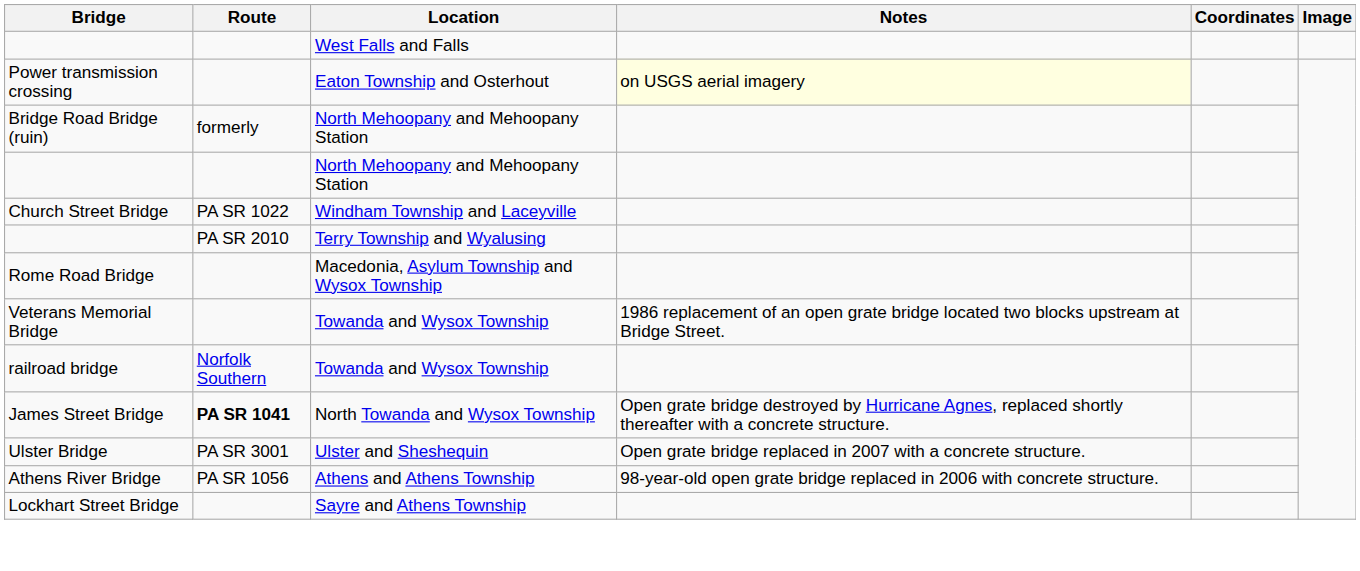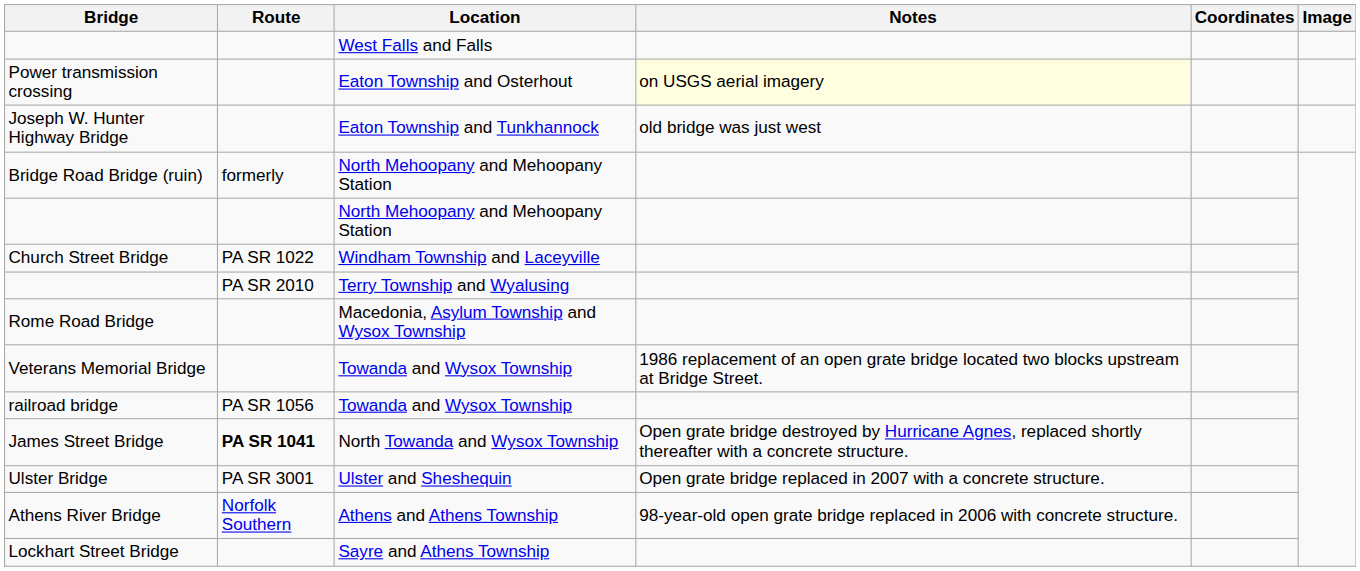+ row: (77, 128)
(232, 368) Norfolk Southern -> (268, 405) PA SR 1056
(243, 478) PA SR 1056 -> (257, 515) Norfolk Southern
